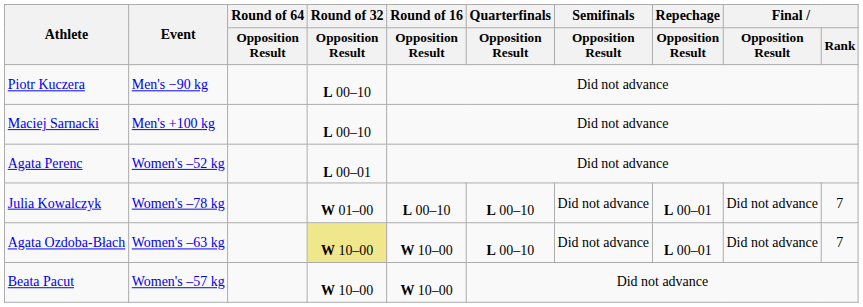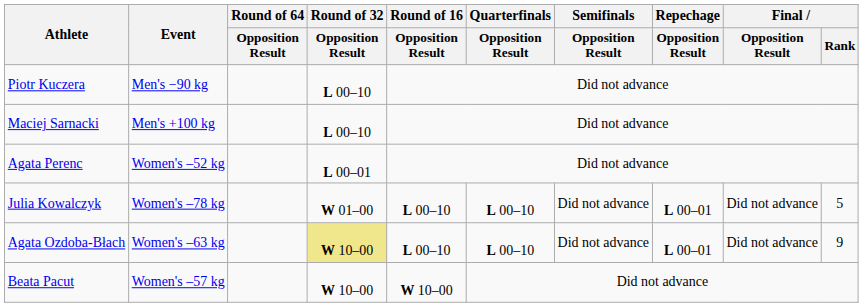(840, 203) 7 -> (840, 203) 5
(427, 251) W 10–00 -> (427, 251) L 00–10
(840, 243) 7 -> (840, 243) 9
